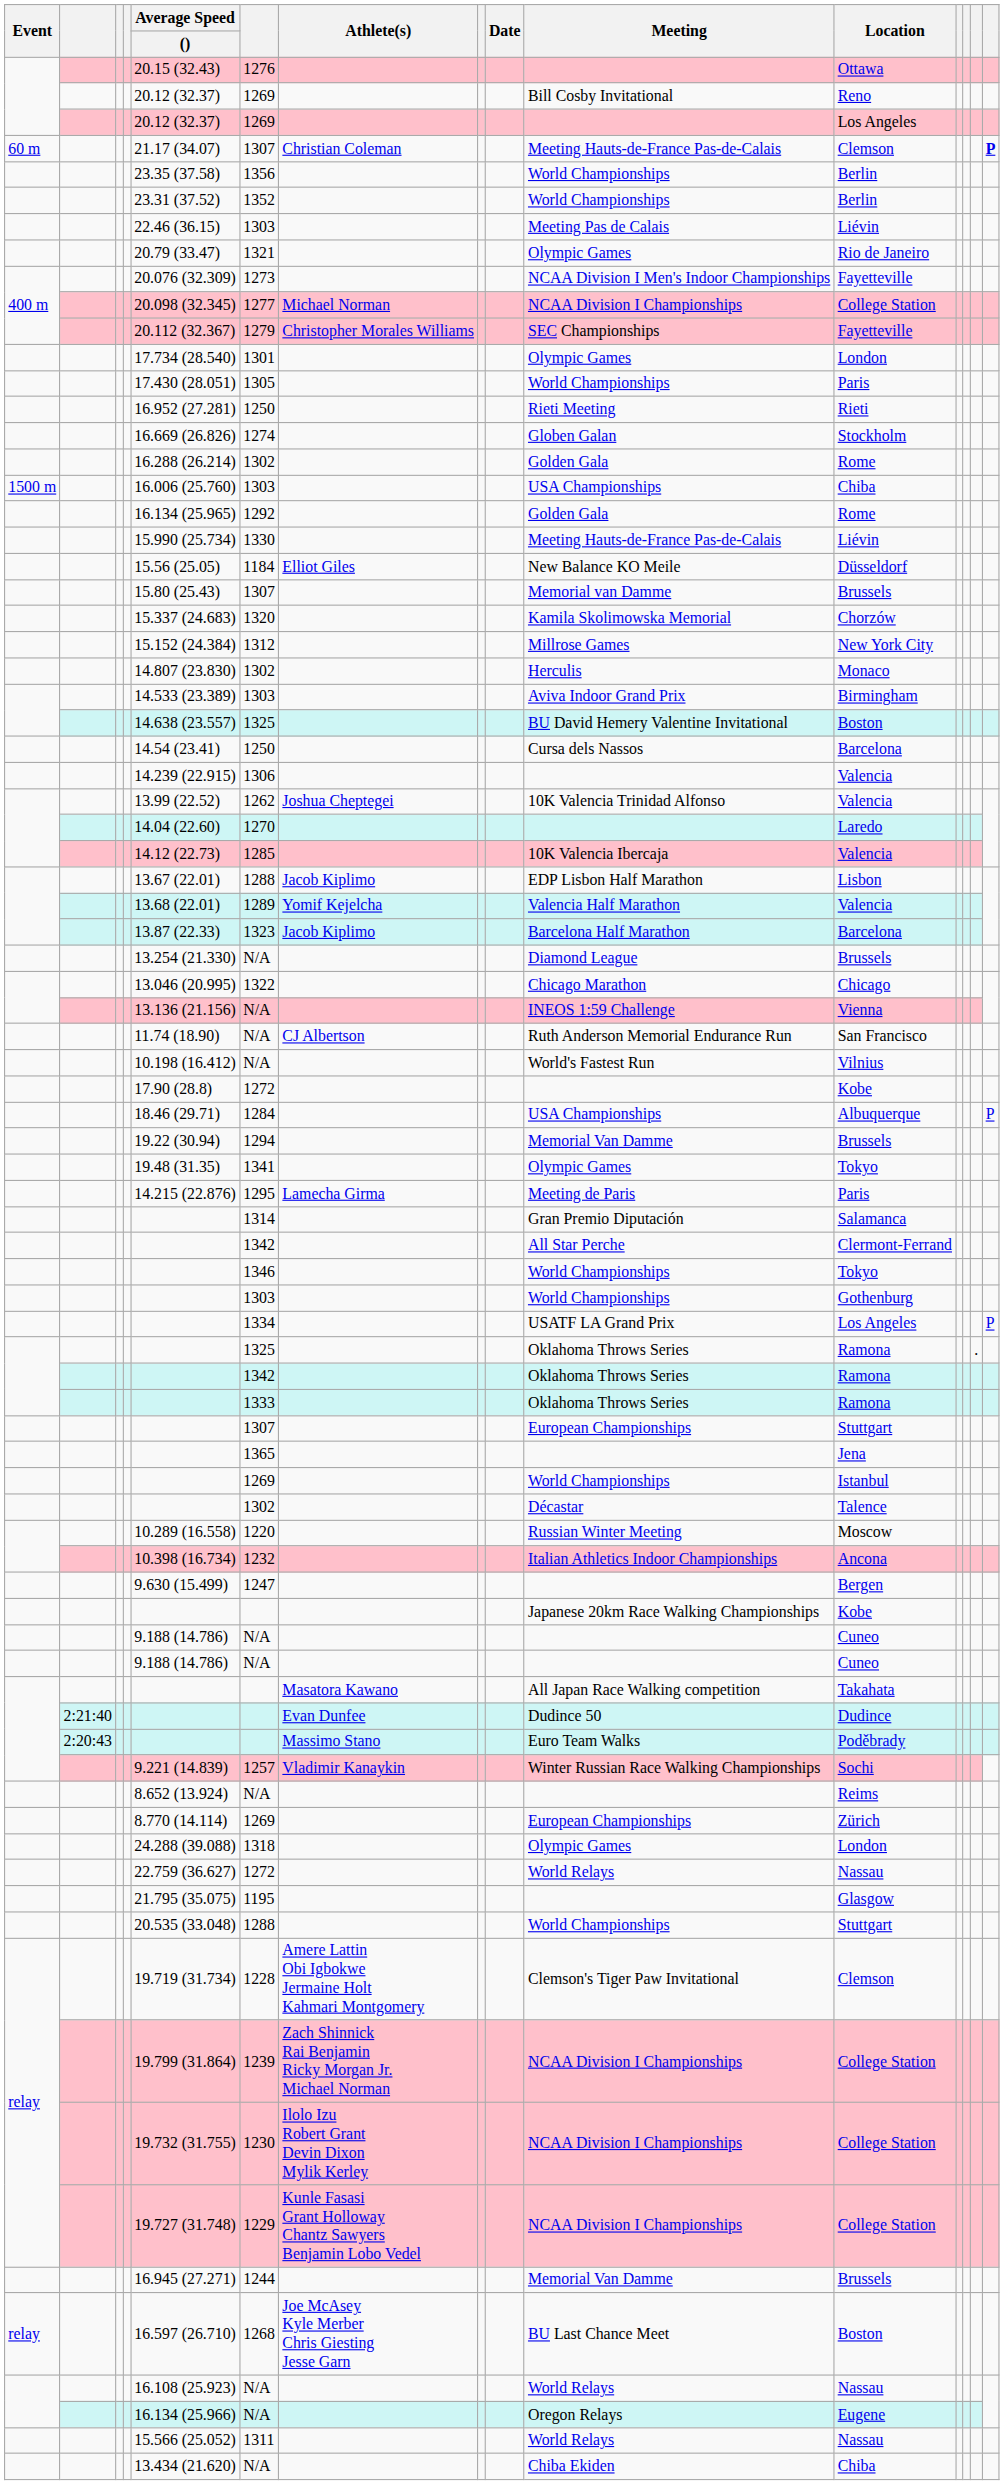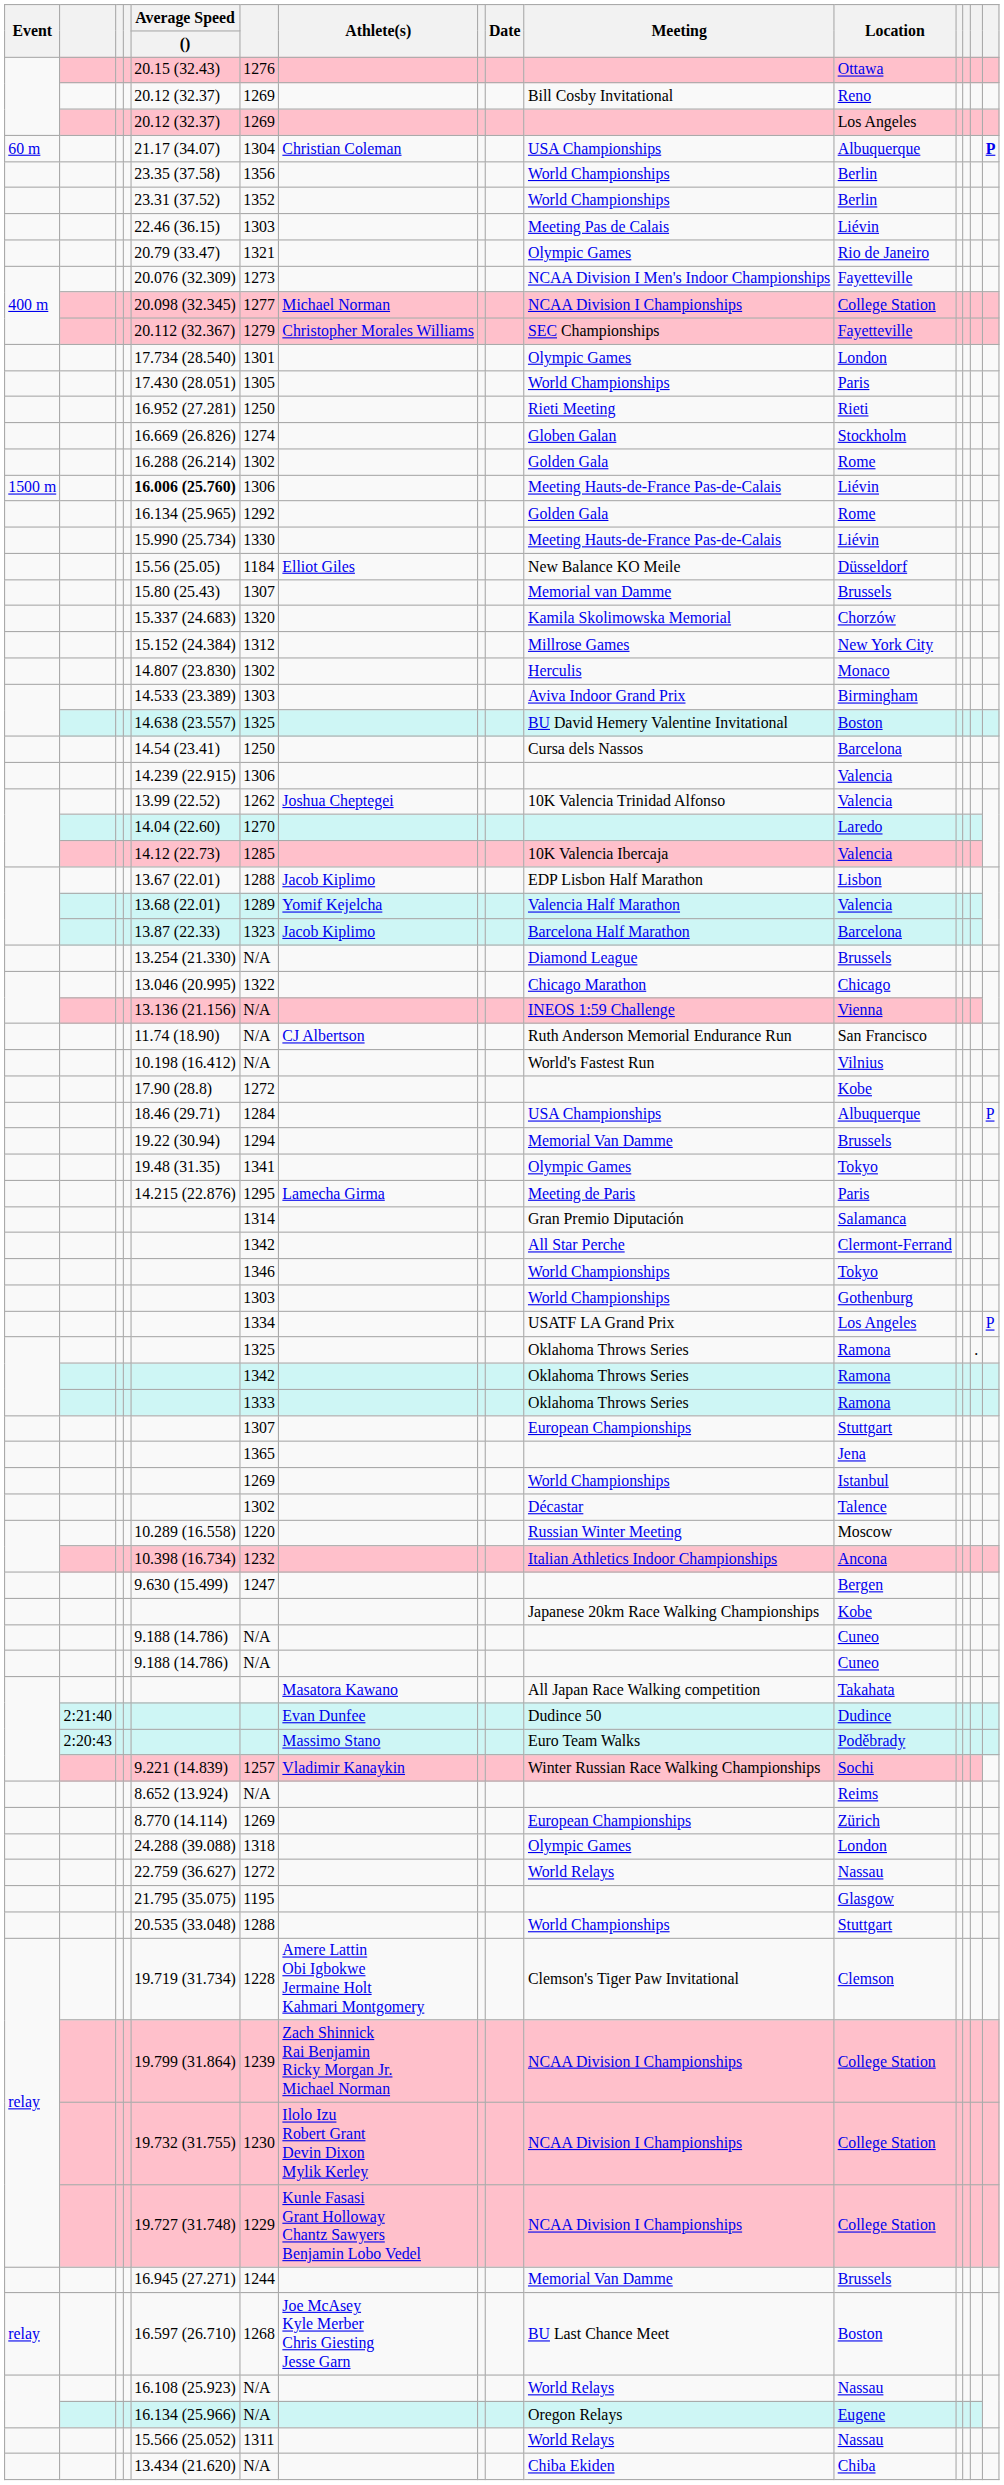(259, 148) 1307 -> (259, 148) 1304
(655, 148) Meeting Hauts-de-France Pas-de-Calais -> (595, 148) USA Championships
(866, 148) Clemson -> (879, 148) Albuquerque
(185, 488) normal -> (185, 488) bold
(259, 488) 1303 -> (259, 488) 1306
(595, 488) USA Championships -> (655, 488) Meeting Hauts-de-France Pas-de-Calais
(857, 488) Chiba -> (858, 488) Liévin
